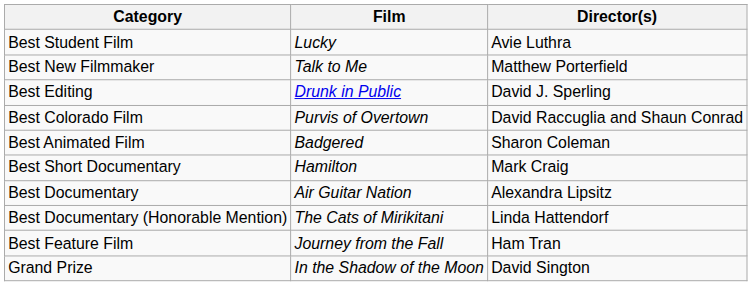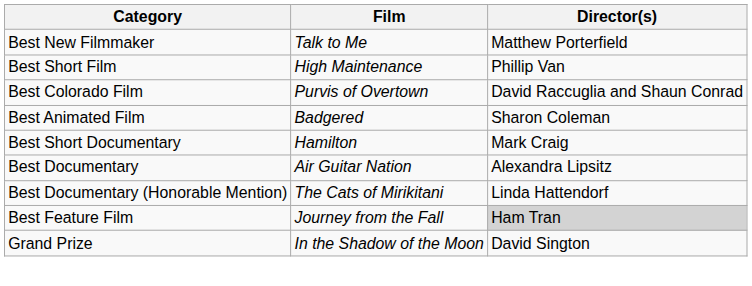- row: (71, 42)
- row: (50, 92)
+ row: (62, 67)
(526, 243) no background -> (526, 218) lightgrey background
